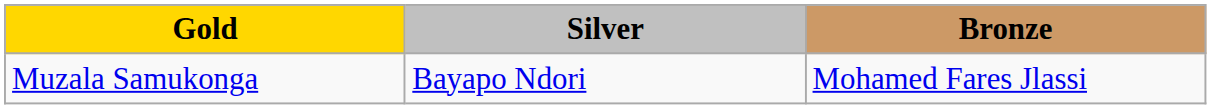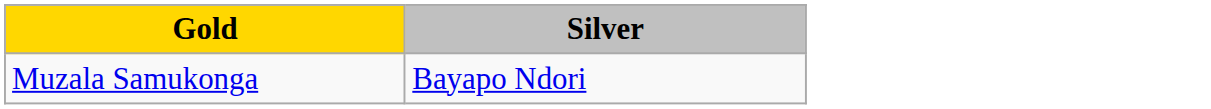- column: (1006, 28)
